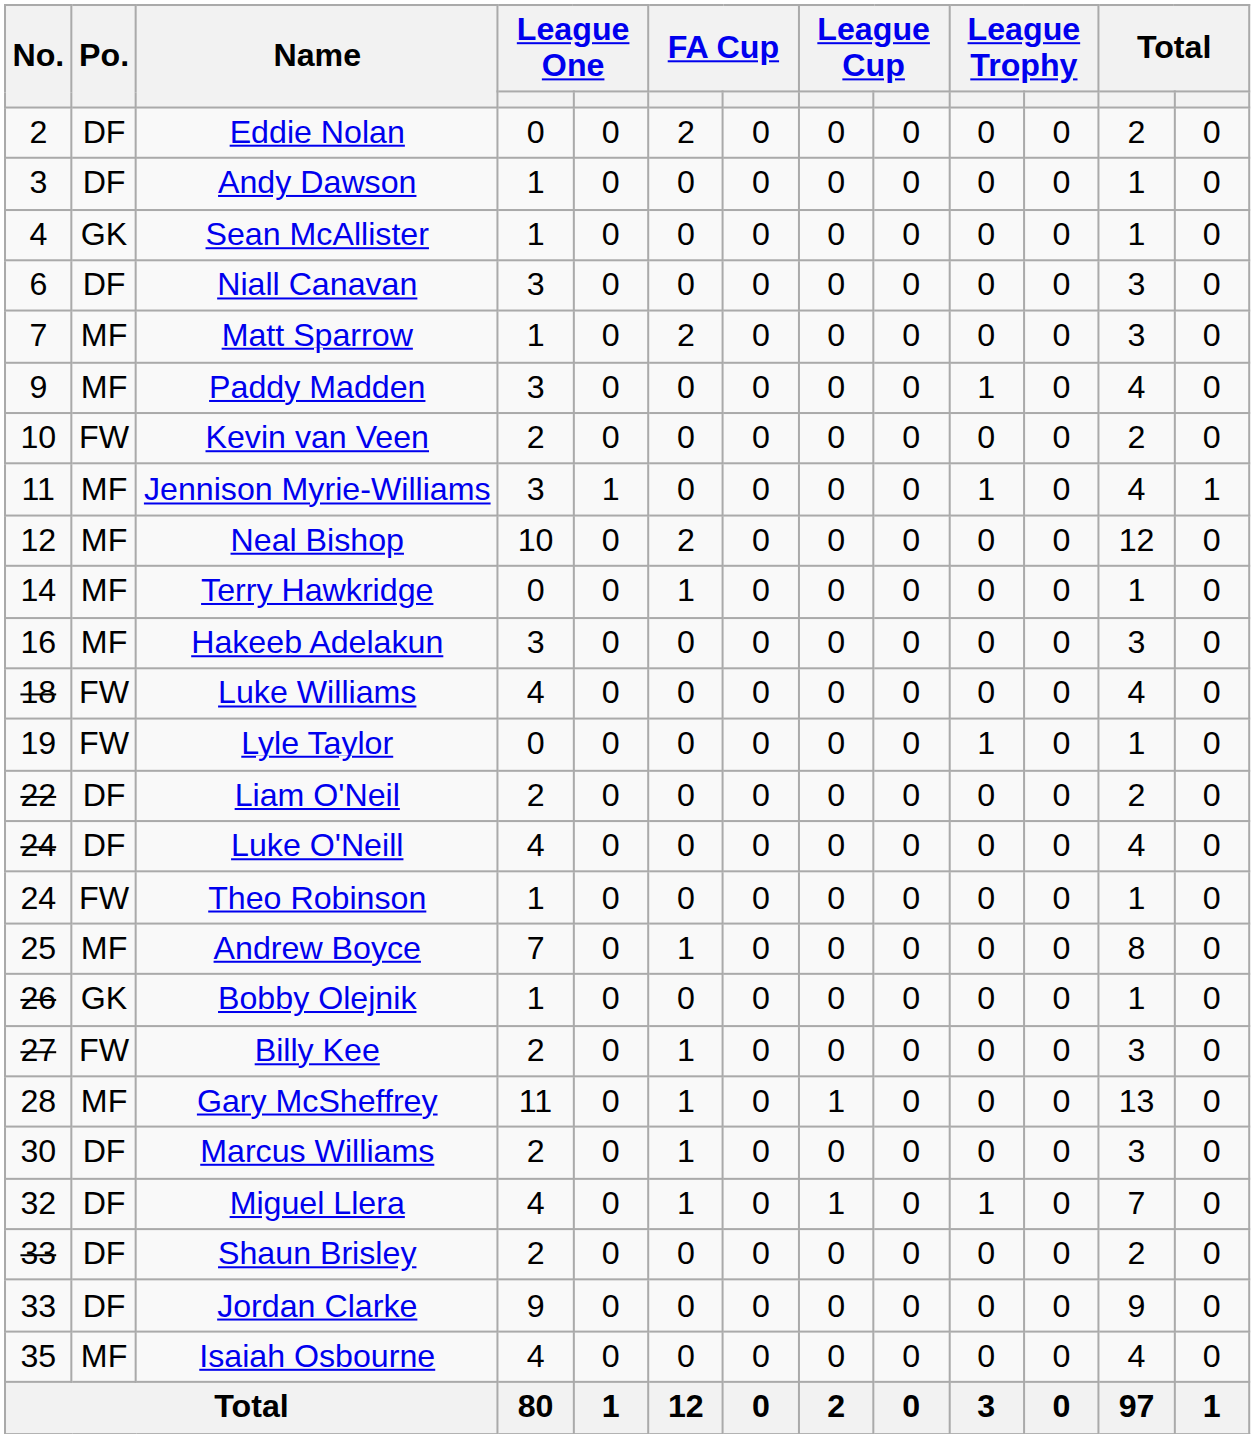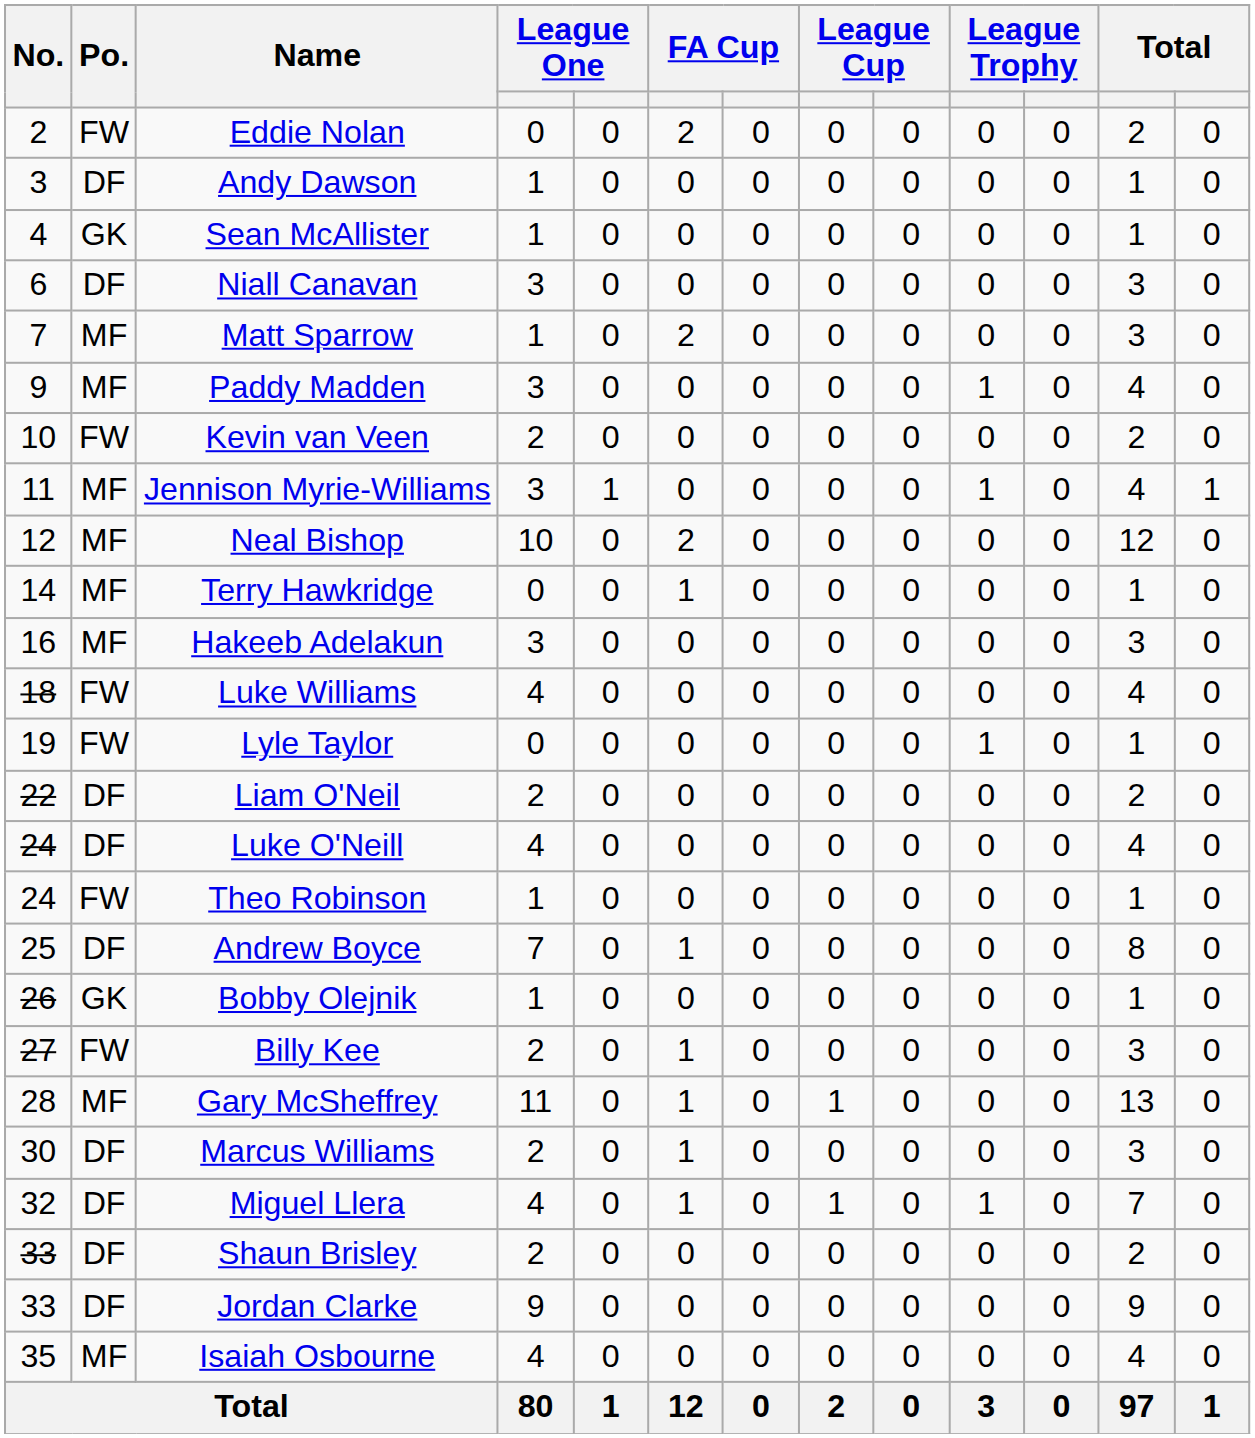(104, 132) DF -> (104, 132) FW
(104, 948) MF -> (104, 948) DF
